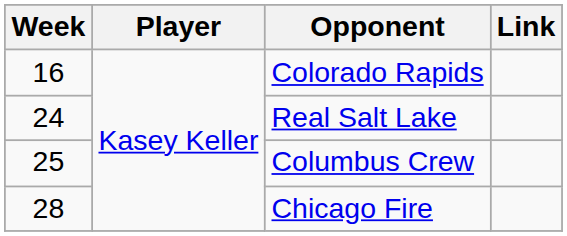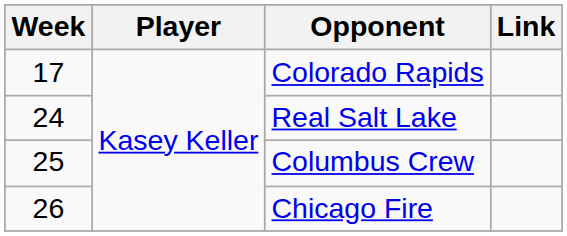(48, 72) 16 -> (48, 72) 17
(48, 207) 28 -> (48, 207) 26
